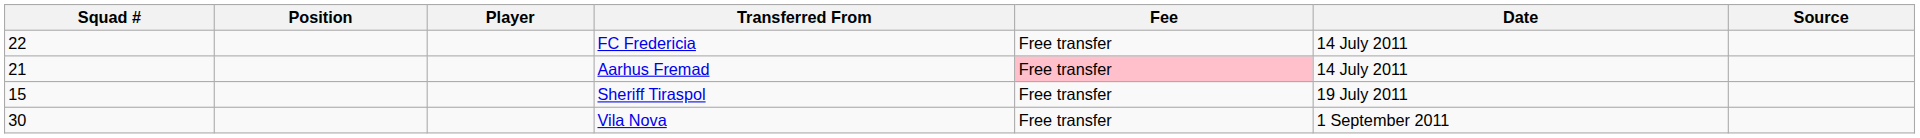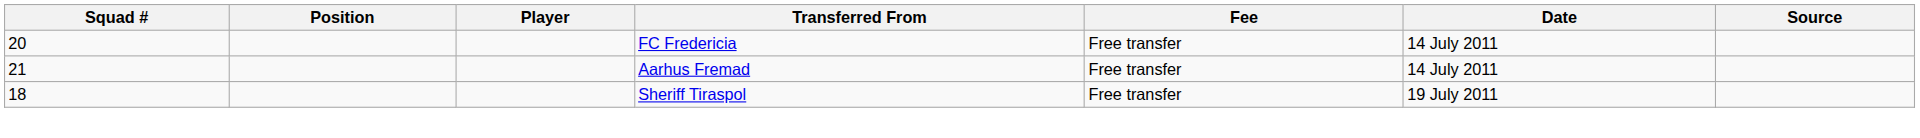(17, 43) 22 -> (17, 43) 20
(1065, 69) pink background -> (1135, 69) no background
(17, 95) 15 -> (17, 95) 18
- row: (632, 121)
